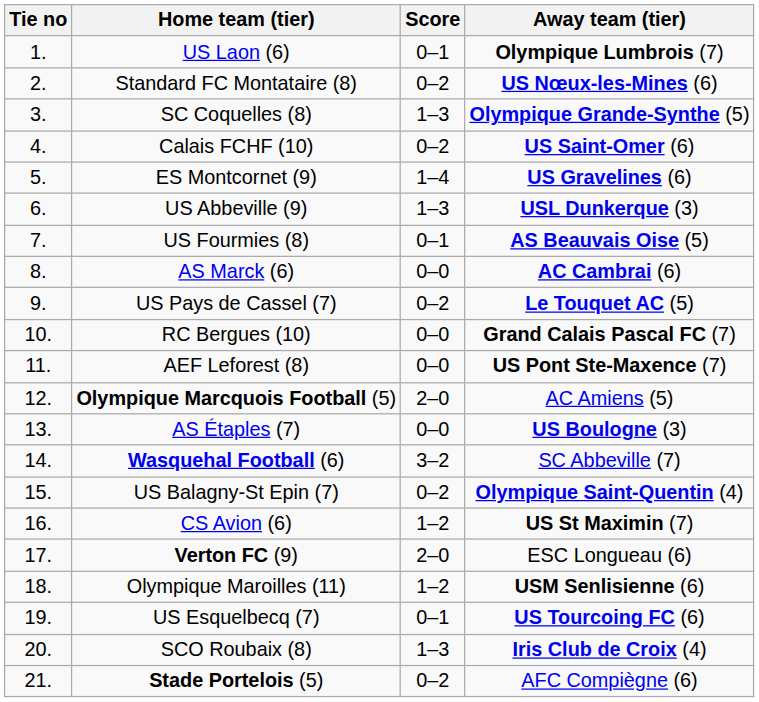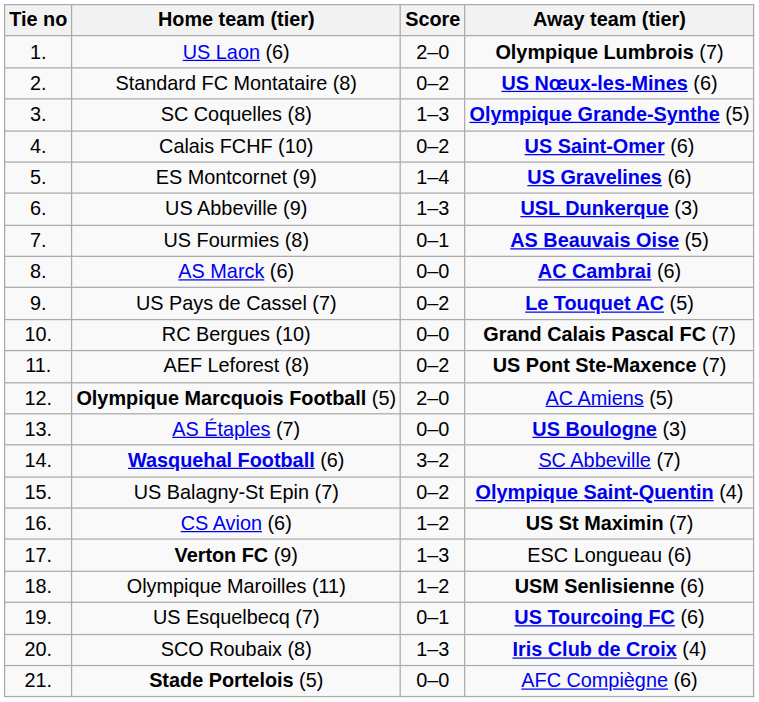(433, 51) 0–1 -> (433, 51) 2–0
(433, 366) 0–0 -> (433, 366) 0–2
(433, 555) 2–0 -> (433, 555) 1–3
(433, 680) 0–2 -> (433, 680) 0–0
